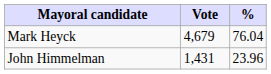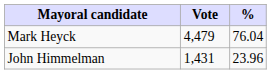(199, 36) 4,679 -> (199, 36) 4,479
